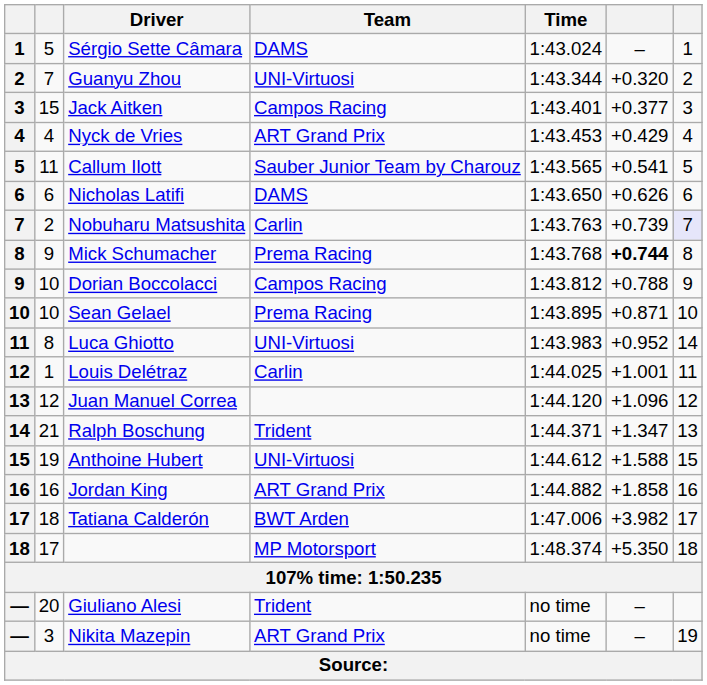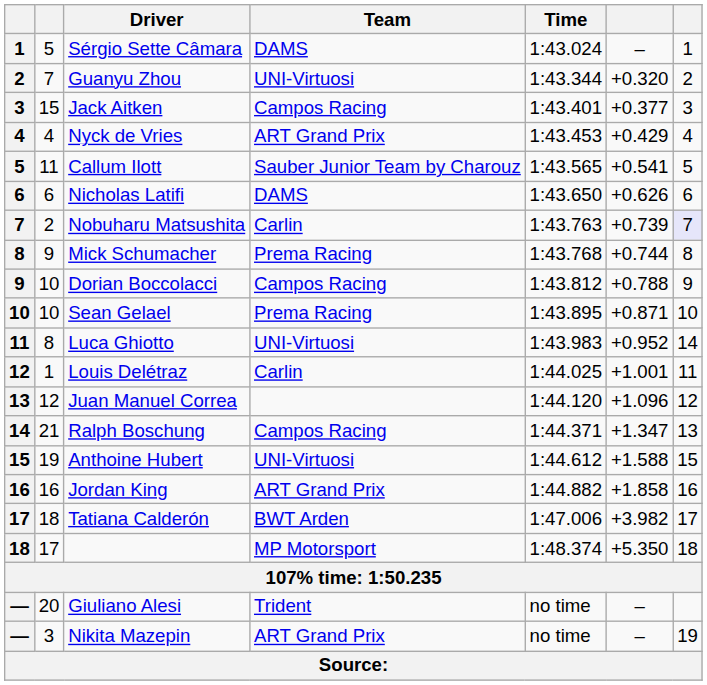(640, 254) bold -> (640, 254) normal
(283, 430) Trident -> (320, 430) Campos Racing
